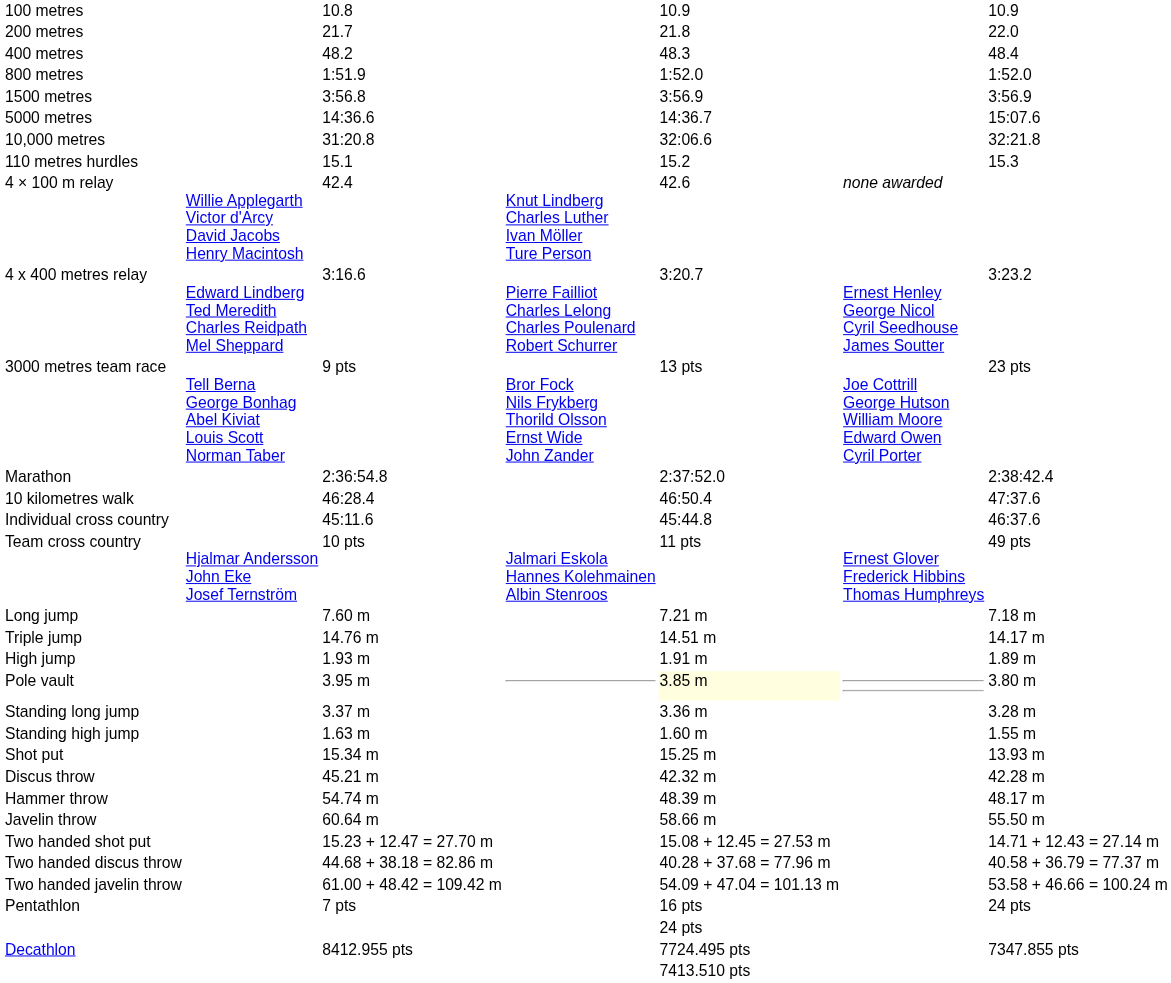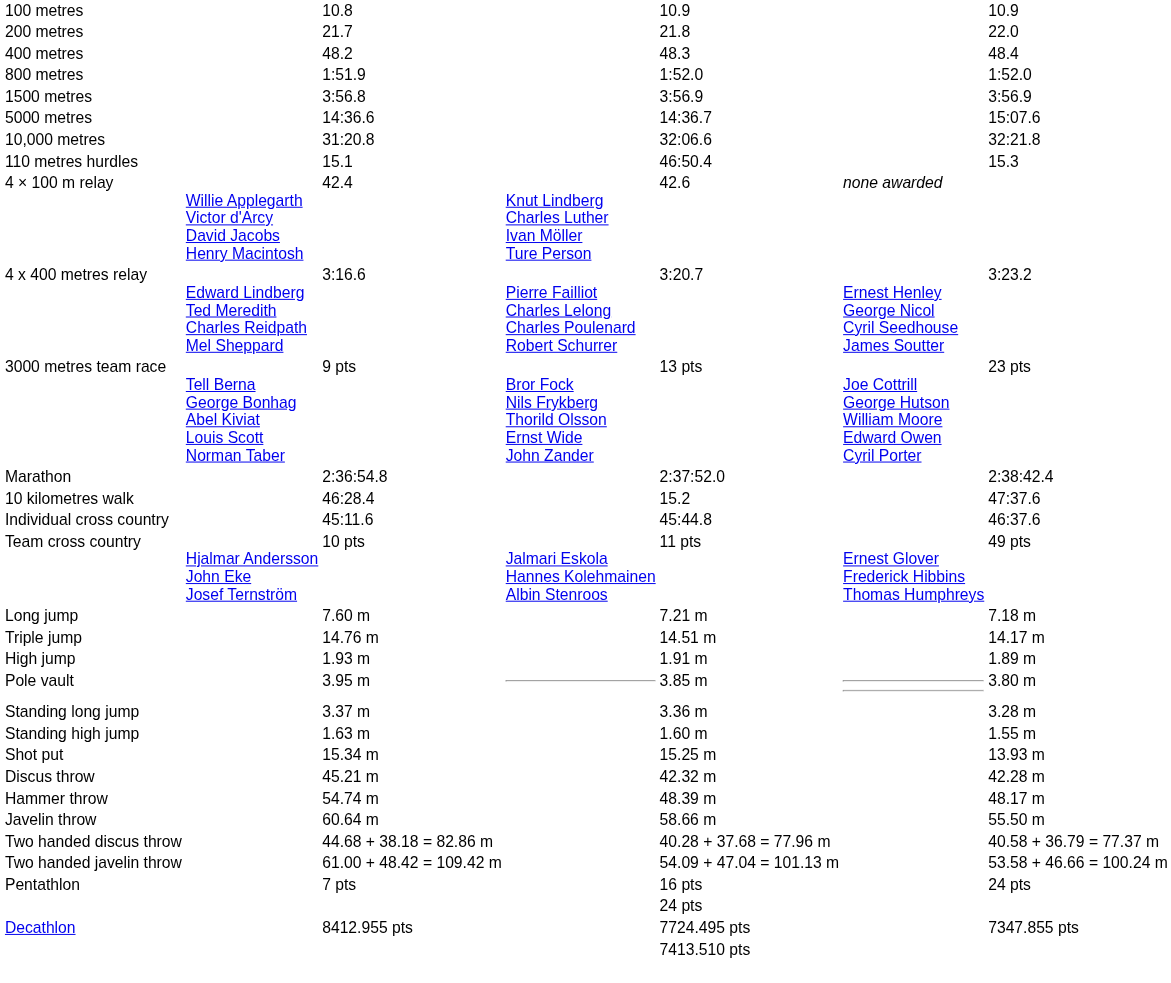(675, 161) 15.2 -> (686, 161) 46:50.4
(686, 498) 46:50.4 -> (675, 498) 15.2
(684, 681) lightyellow background -> (684, 681) no background
- row: (78, 841)
